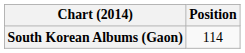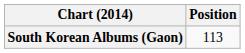(213, 37) 114 -> (213, 37) 113
